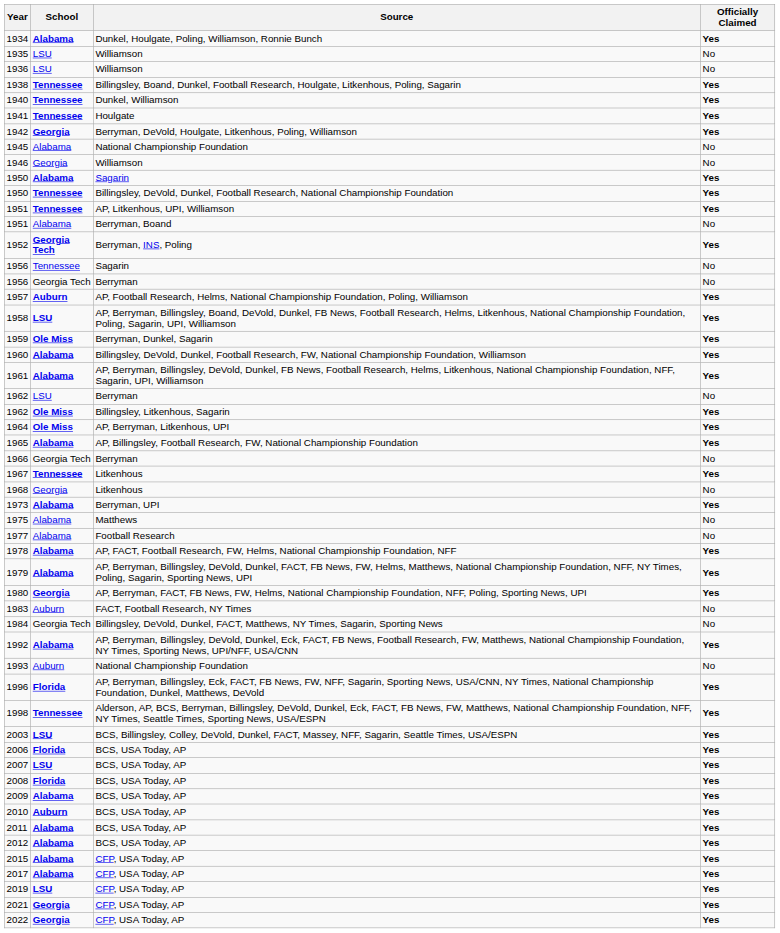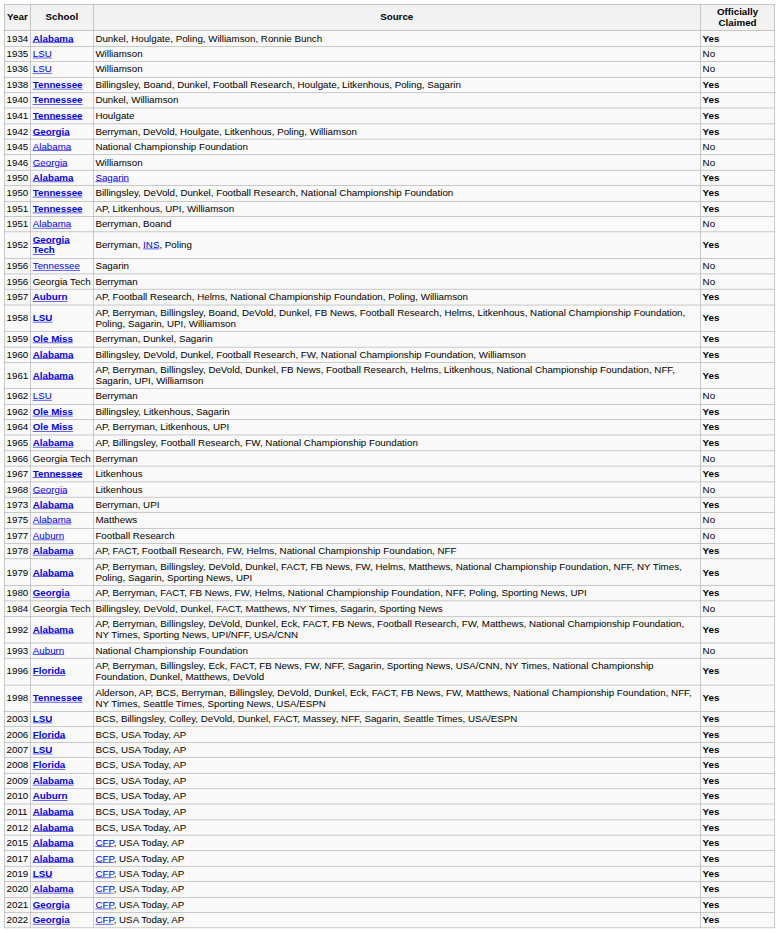(52, 536) Alabama -> (49, 536) Auburn
- row: (17, 608)
+ row: (17, 889)
